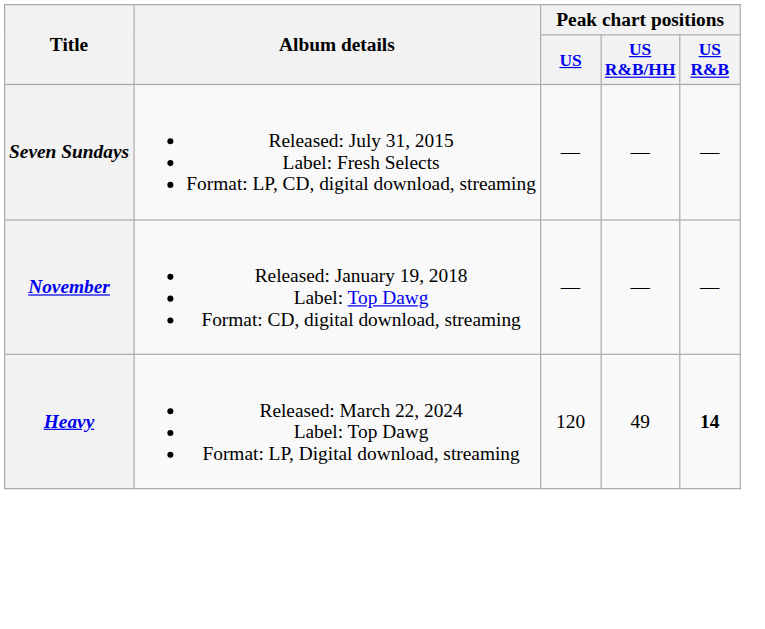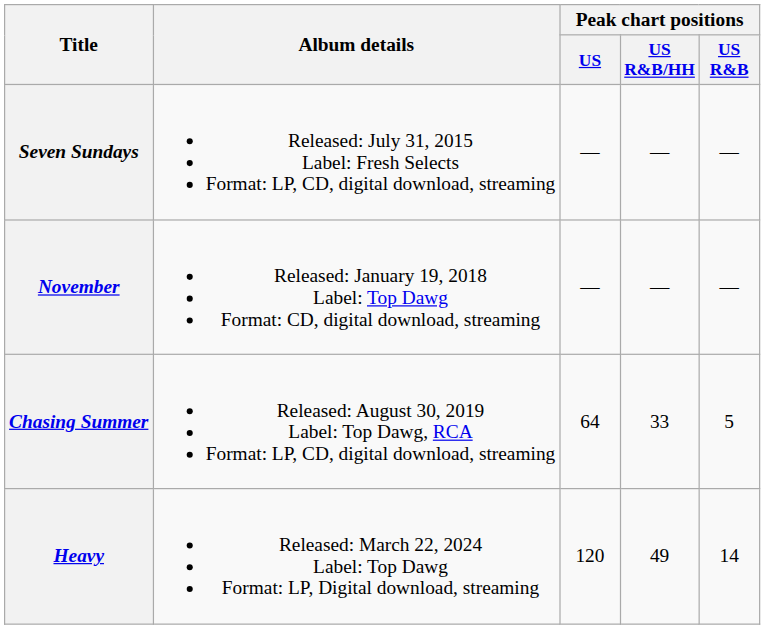+ row: (79, 421)
(710, 421) bold -> (729, 556) normal
